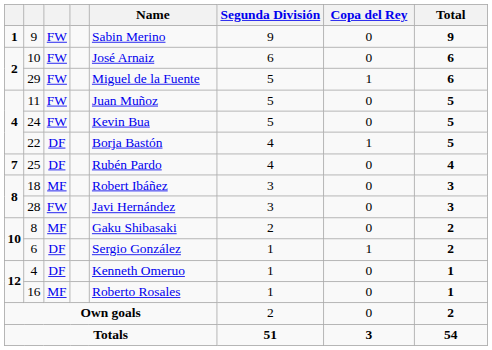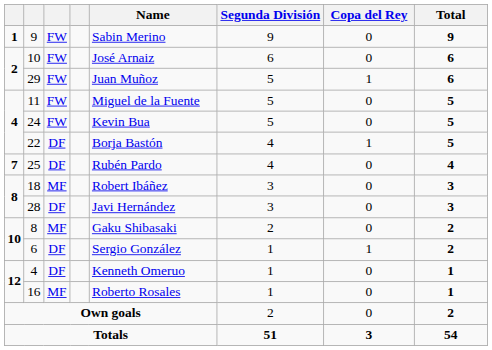(146, 79) Miguel de la Fuente -> (125, 79) Juan Muñoz
(125, 100) Juan Muñoz -> (146, 100) Miguel de la Fuente
(57, 206) FW -> (57, 206) DF
